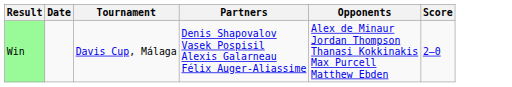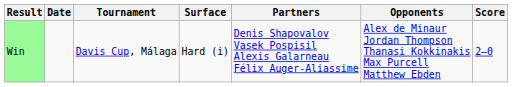+ column: (205, 12)
